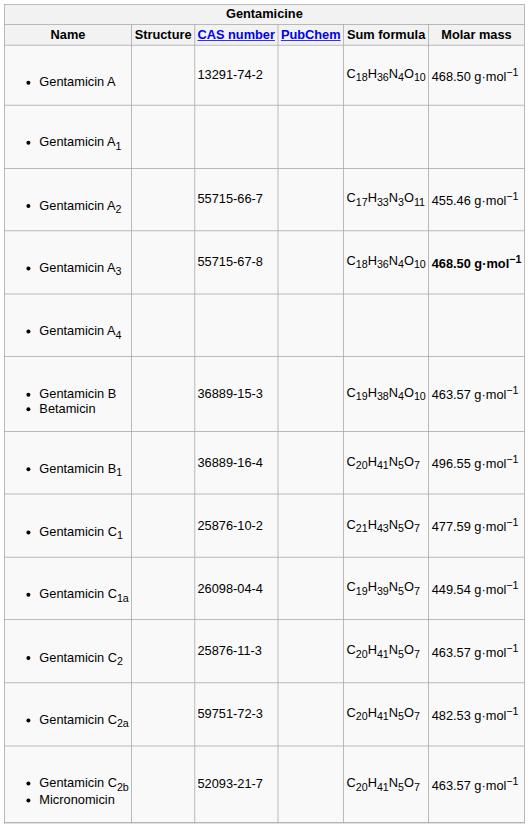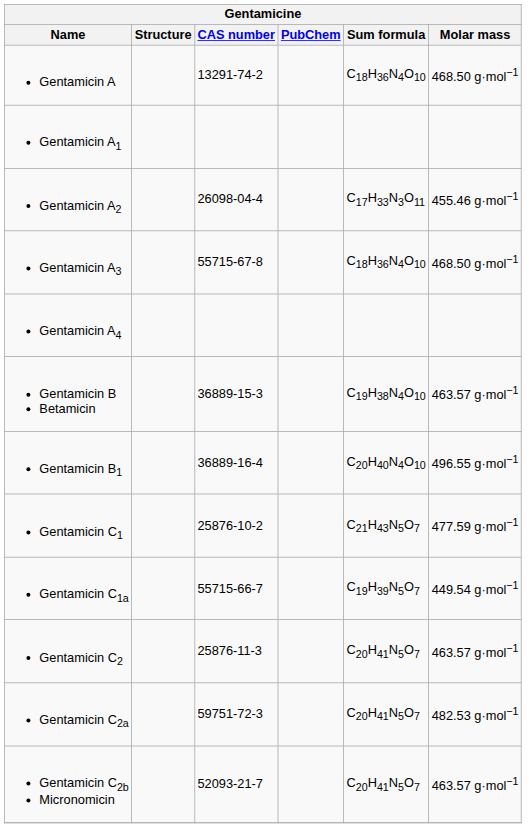(230, 199) 55715-66-7 -> (230, 199) 26098-04-4
(477, 262) bold -> (475, 262) normal
(383, 463) C20H41N5O7 -> (386, 463) C20H40N4O10
(230, 588) 26098-04-4 -> (230, 588) 55715-66-7
